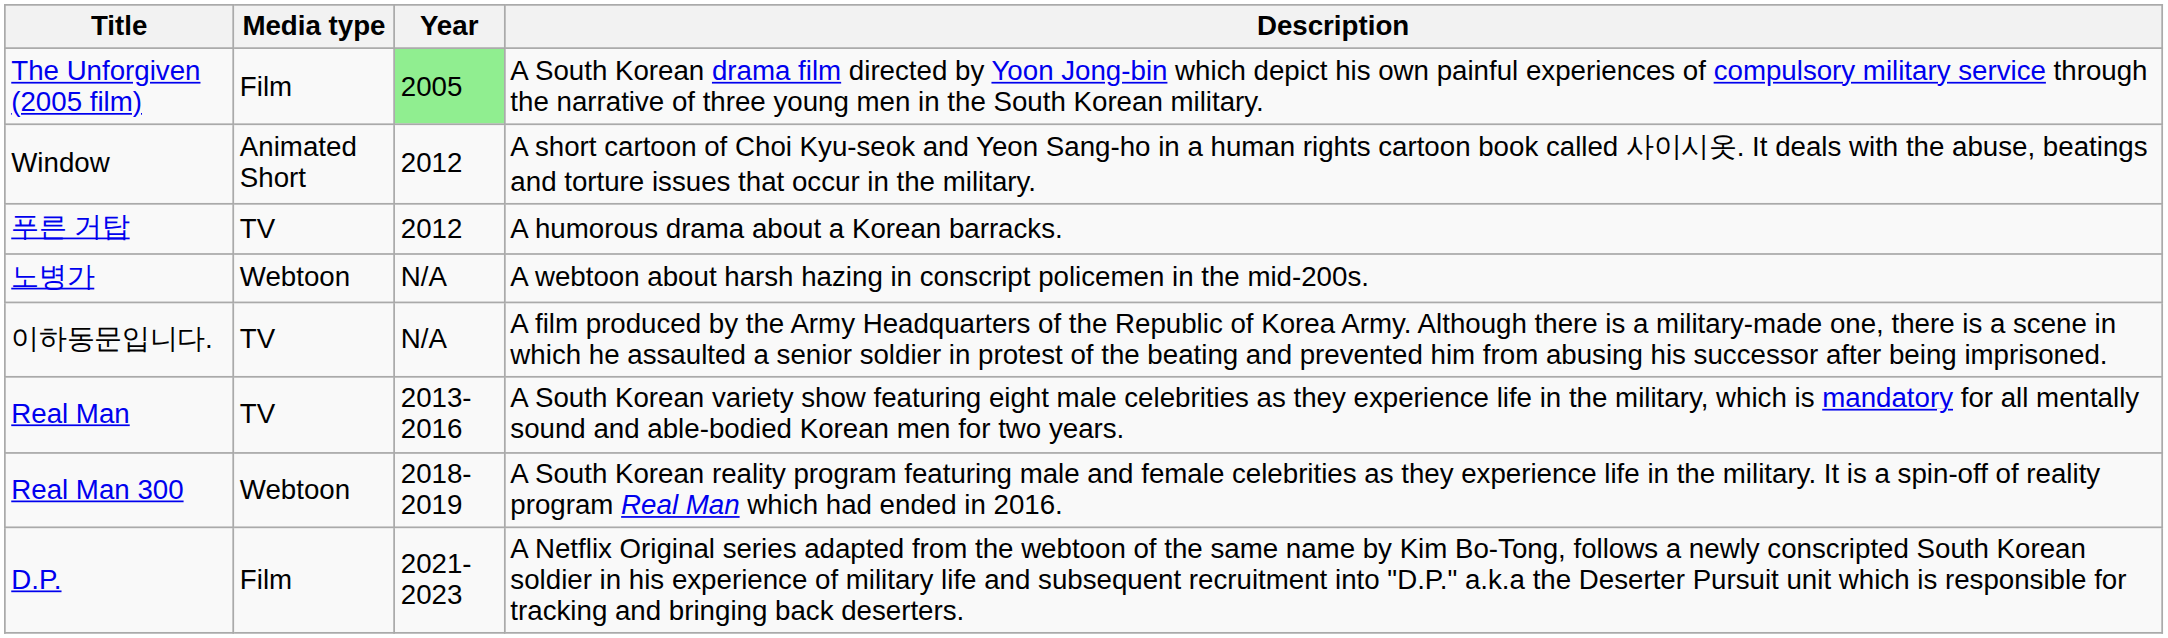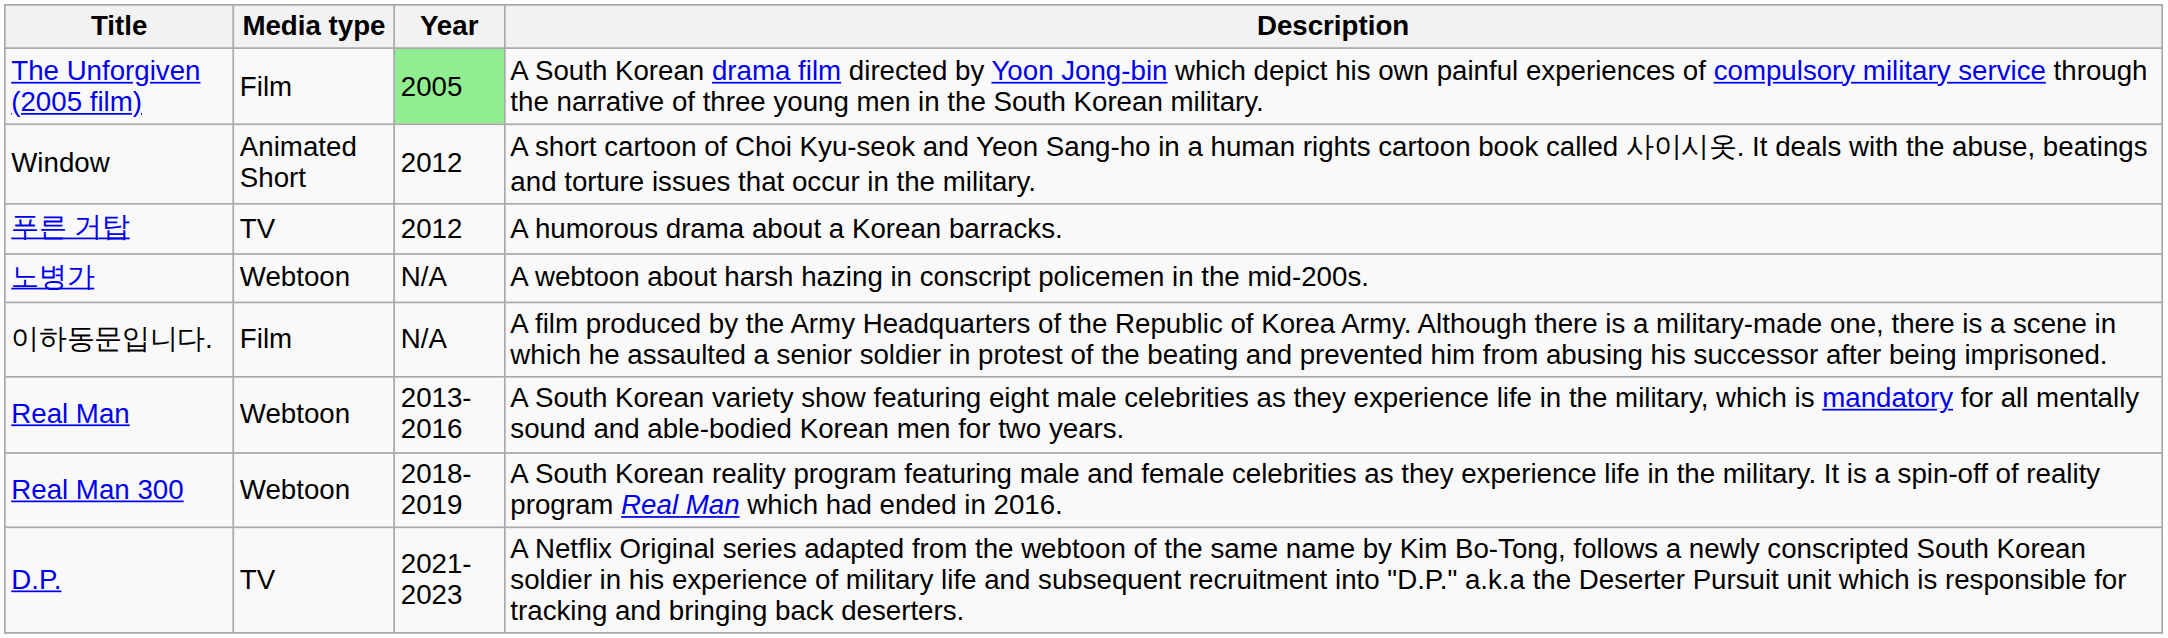(258, 339) TV -> (266, 339) Film
(258, 414) TV -> (295, 414) Webtoon
(266, 580) Film -> (258, 580) TV
